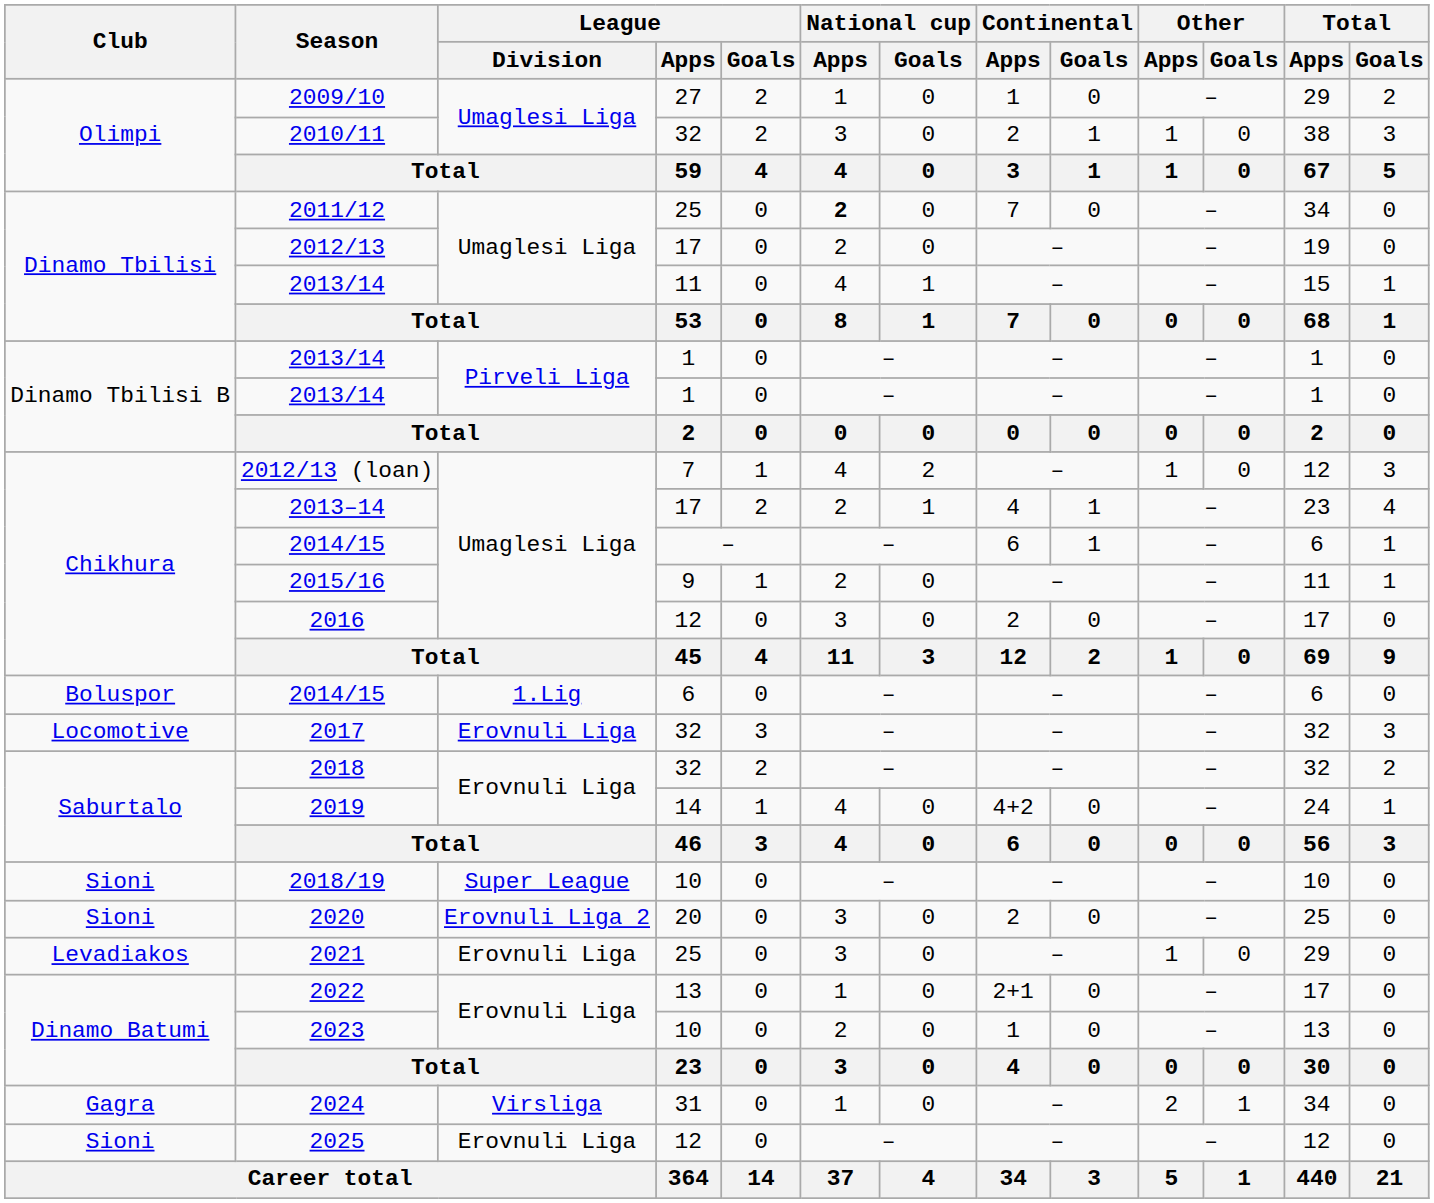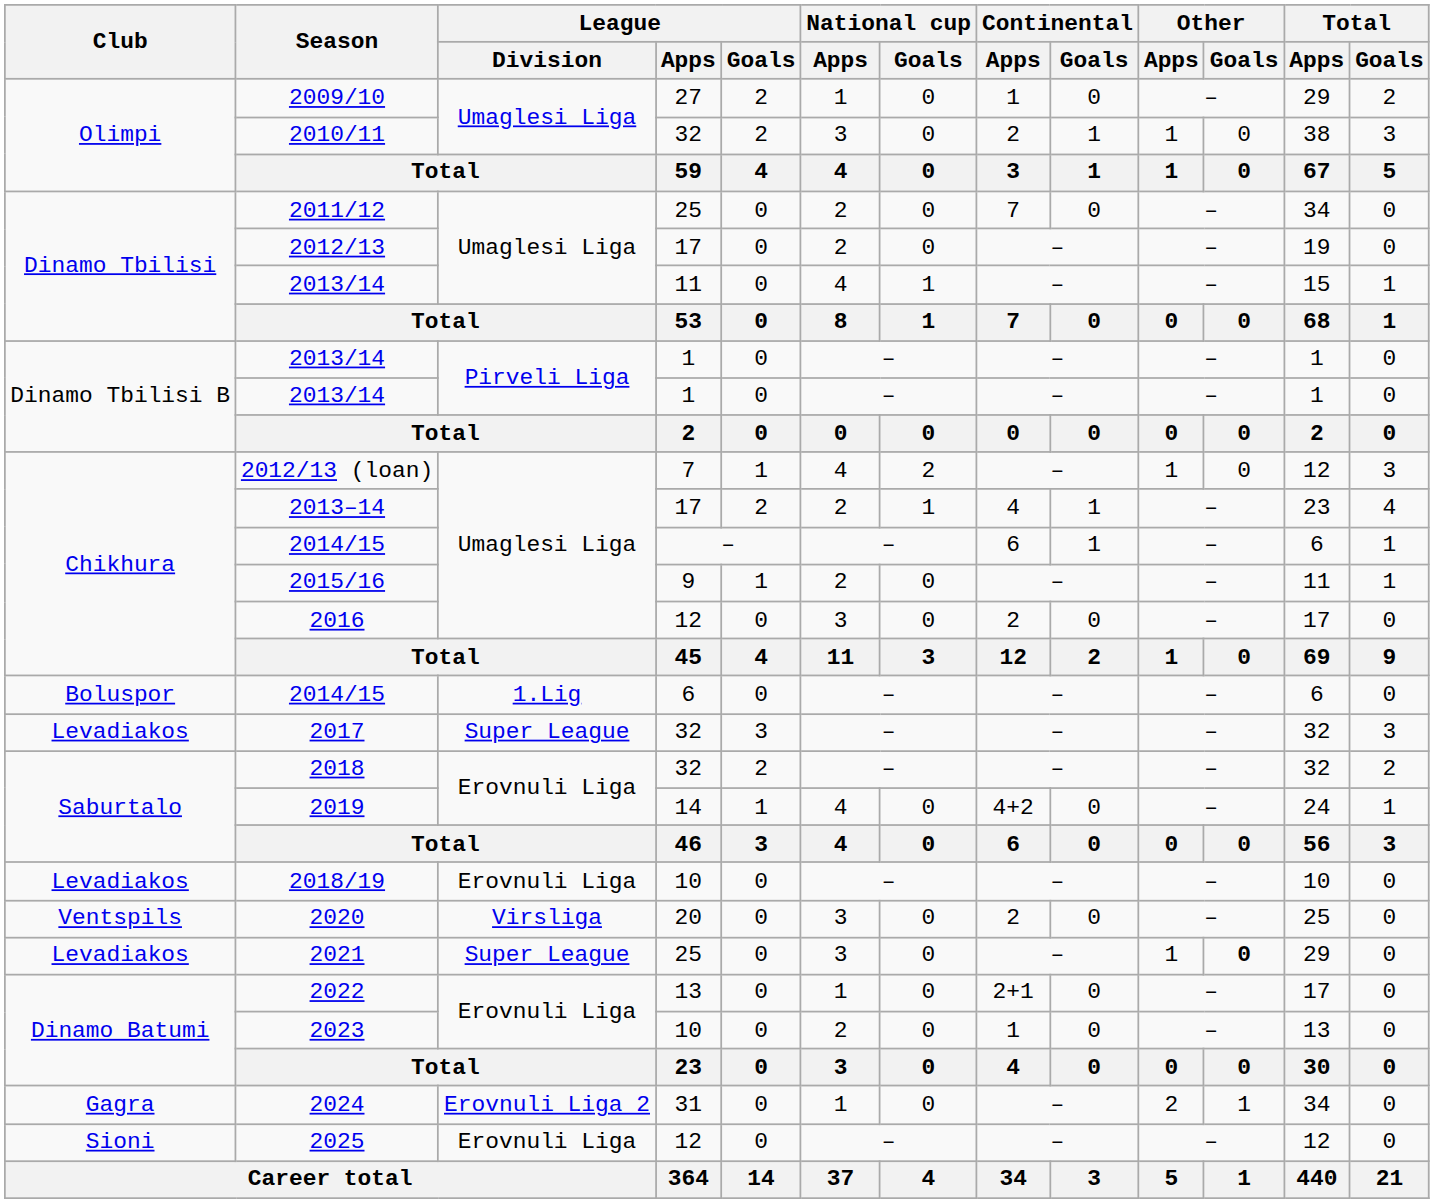(841, 210) bold -> (841, 210) normal
(120, 732) Locomotive -> (120, 732) Levadiakos
(547, 732) Erovnuli Liga -> (547, 732) Super League
(120, 881) Sioni -> (120, 881) Levadiakos
(547, 881) Super League -> (547, 881) Erovnuli Liga
(120, 918) Sioni -> (120, 918) Ventspils
(547, 918) Erovnuli Liga 2 -> (547, 918) Virsliga
(547, 956) Erovnuli Liga -> (547, 956) Super League
(1244, 956) normal -> (1244, 956) bold
(547, 1105) Virsliga -> (547, 1105) Erovnuli Liga 2
